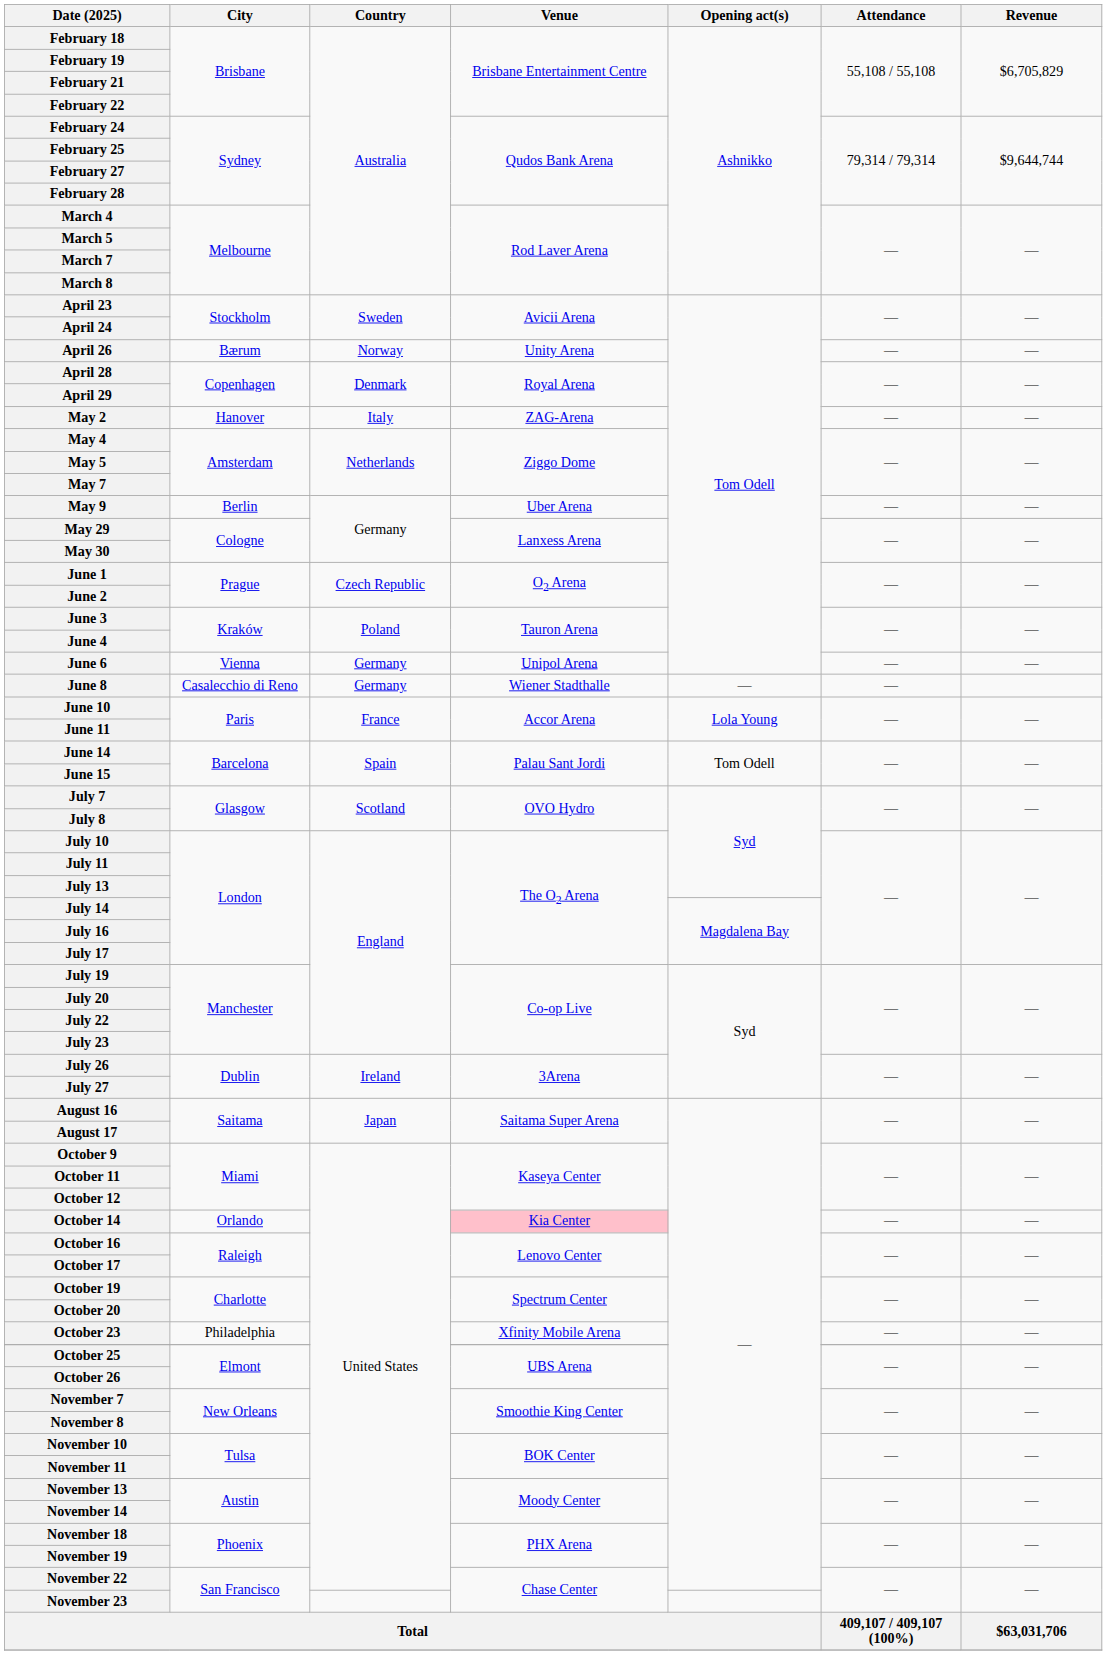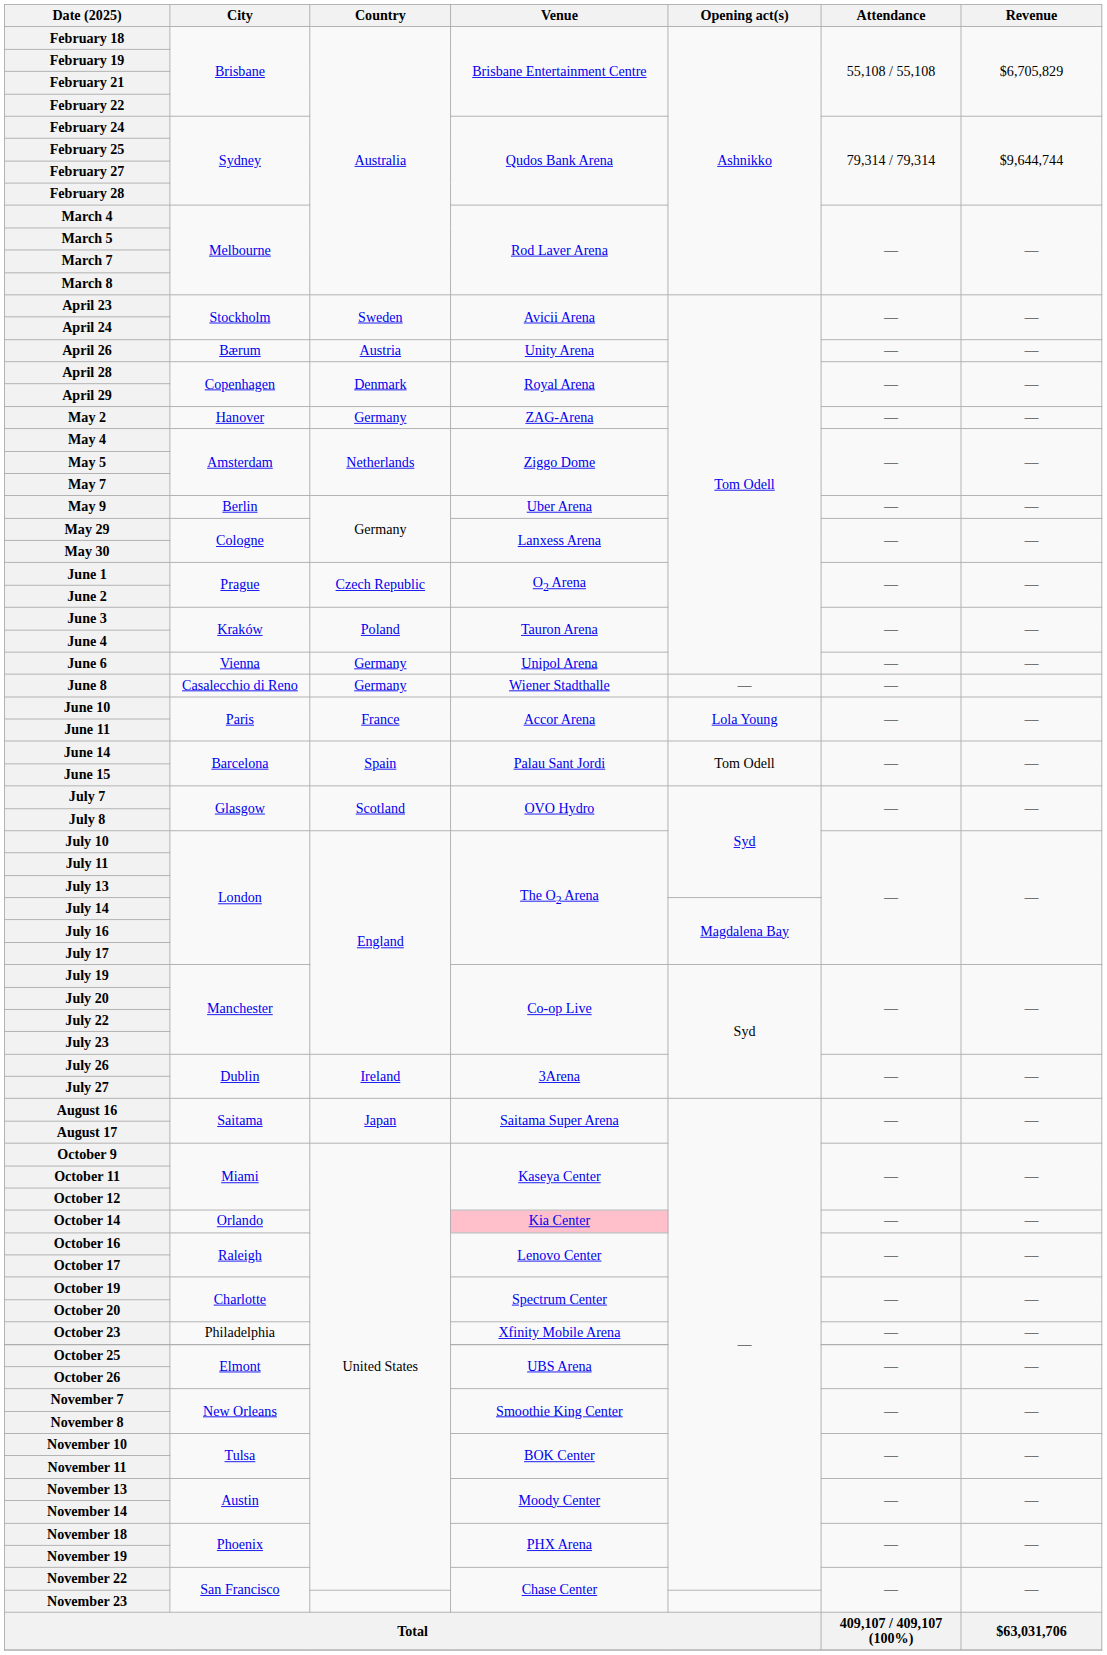(380, 350) Norway -> (380, 350) Austria
(380, 417) Italy -> (380, 417) Germany
